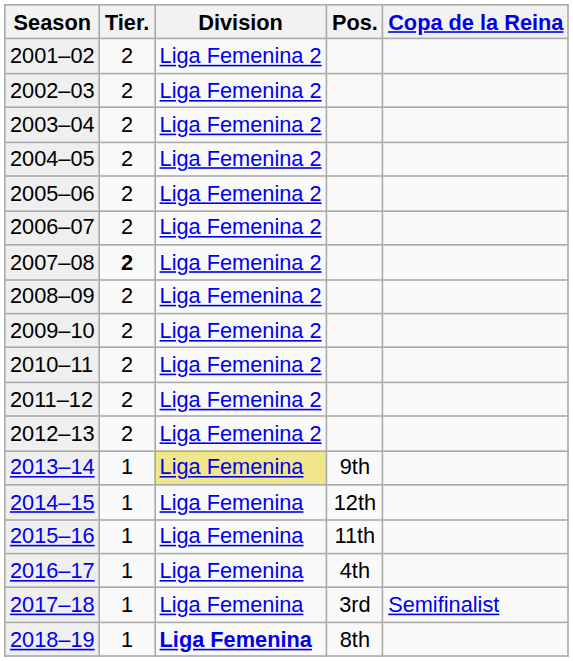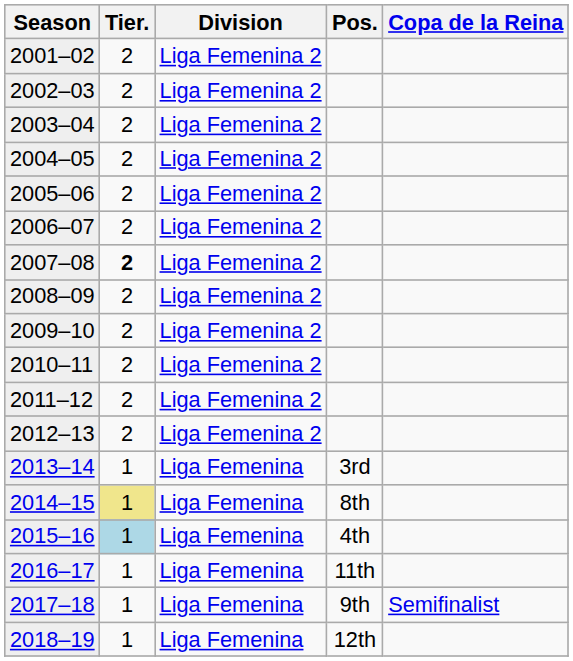(232, 467) khaki background -> (232, 467) no background
(355, 467) 9th -> (355, 467) 3rd
(127, 502) no background -> (127, 502) khaki background
(355, 502) 12th -> (355, 502) 8th
(127, 536) no background -> (127, 536) lightblue background
(355, 536) 11th -> (355, 536) 4th
(355, 570) 4th -> (355, 570) 11th
(355, 605) 3rd -> (355, 605) 9th
(236, 639) bold -> (232, 639) normal
(355, 639) 8th -> (355, 639) 12th
